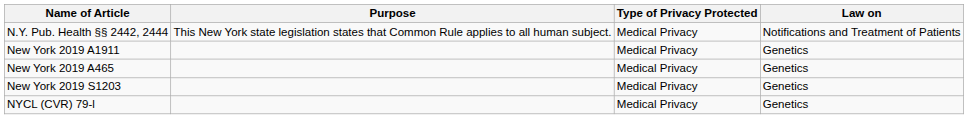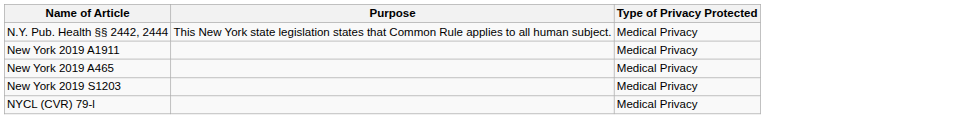- column: (862, 13)
